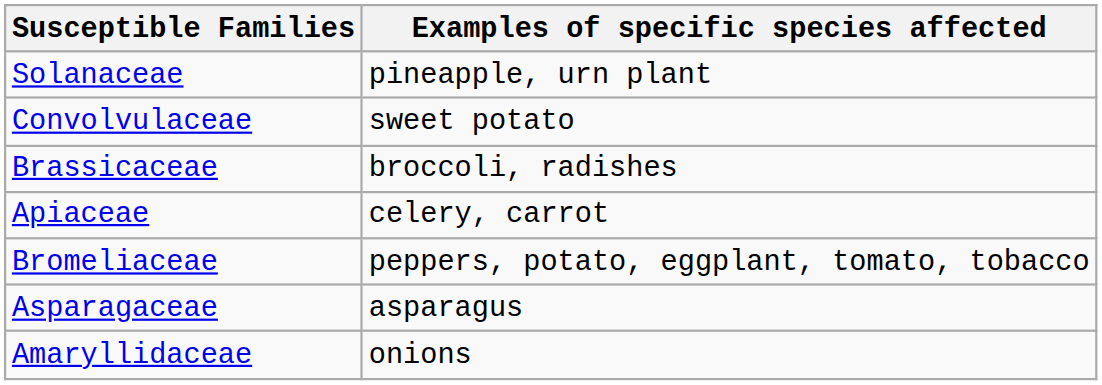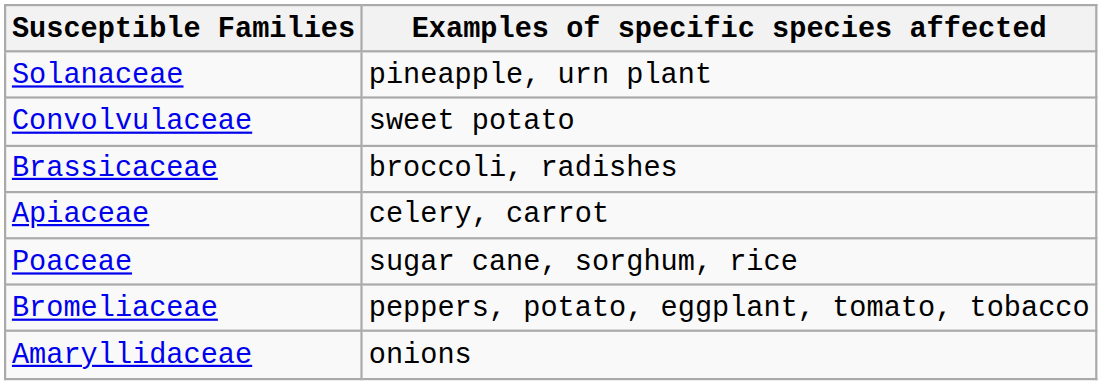+ row: (72, 261)
- row: (115, 308)
